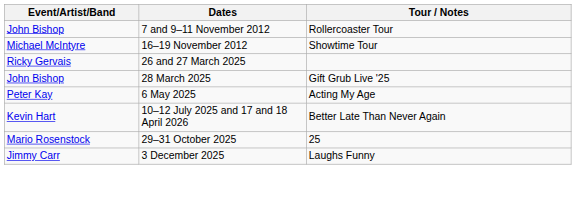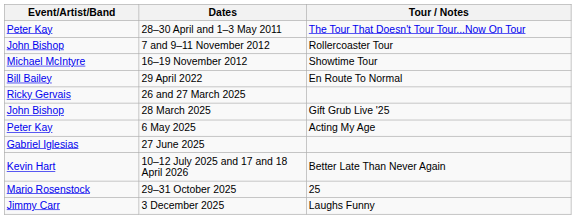+ row: (212, 29)
+ row: (172, 78)
+ row: (173, 144)
